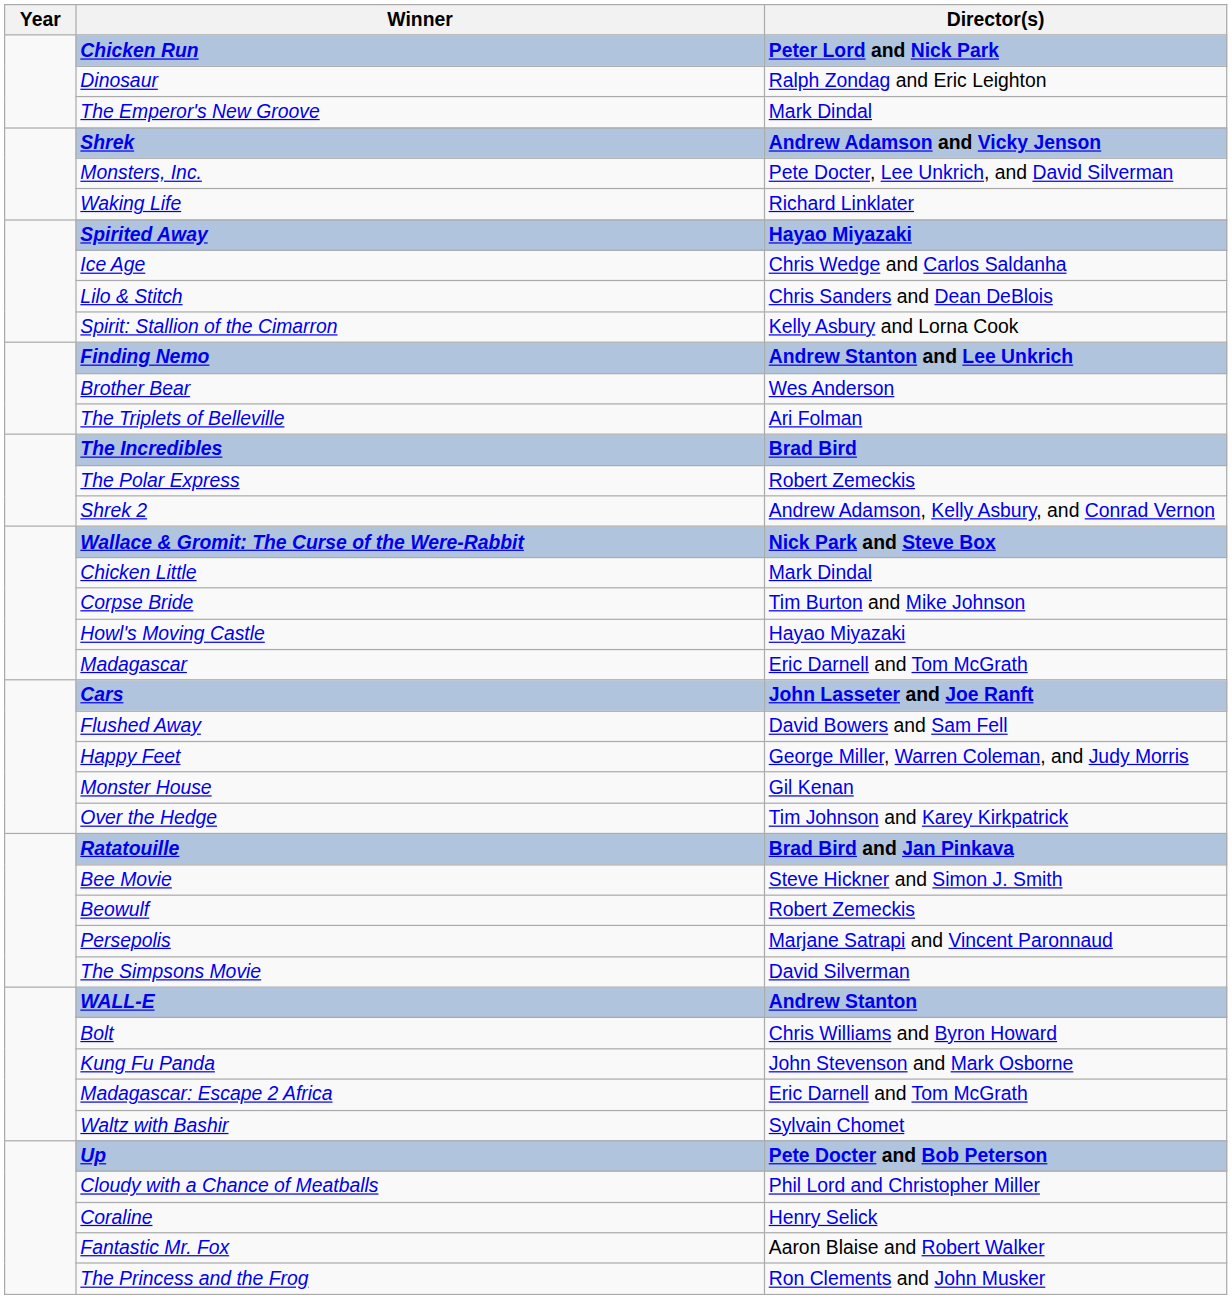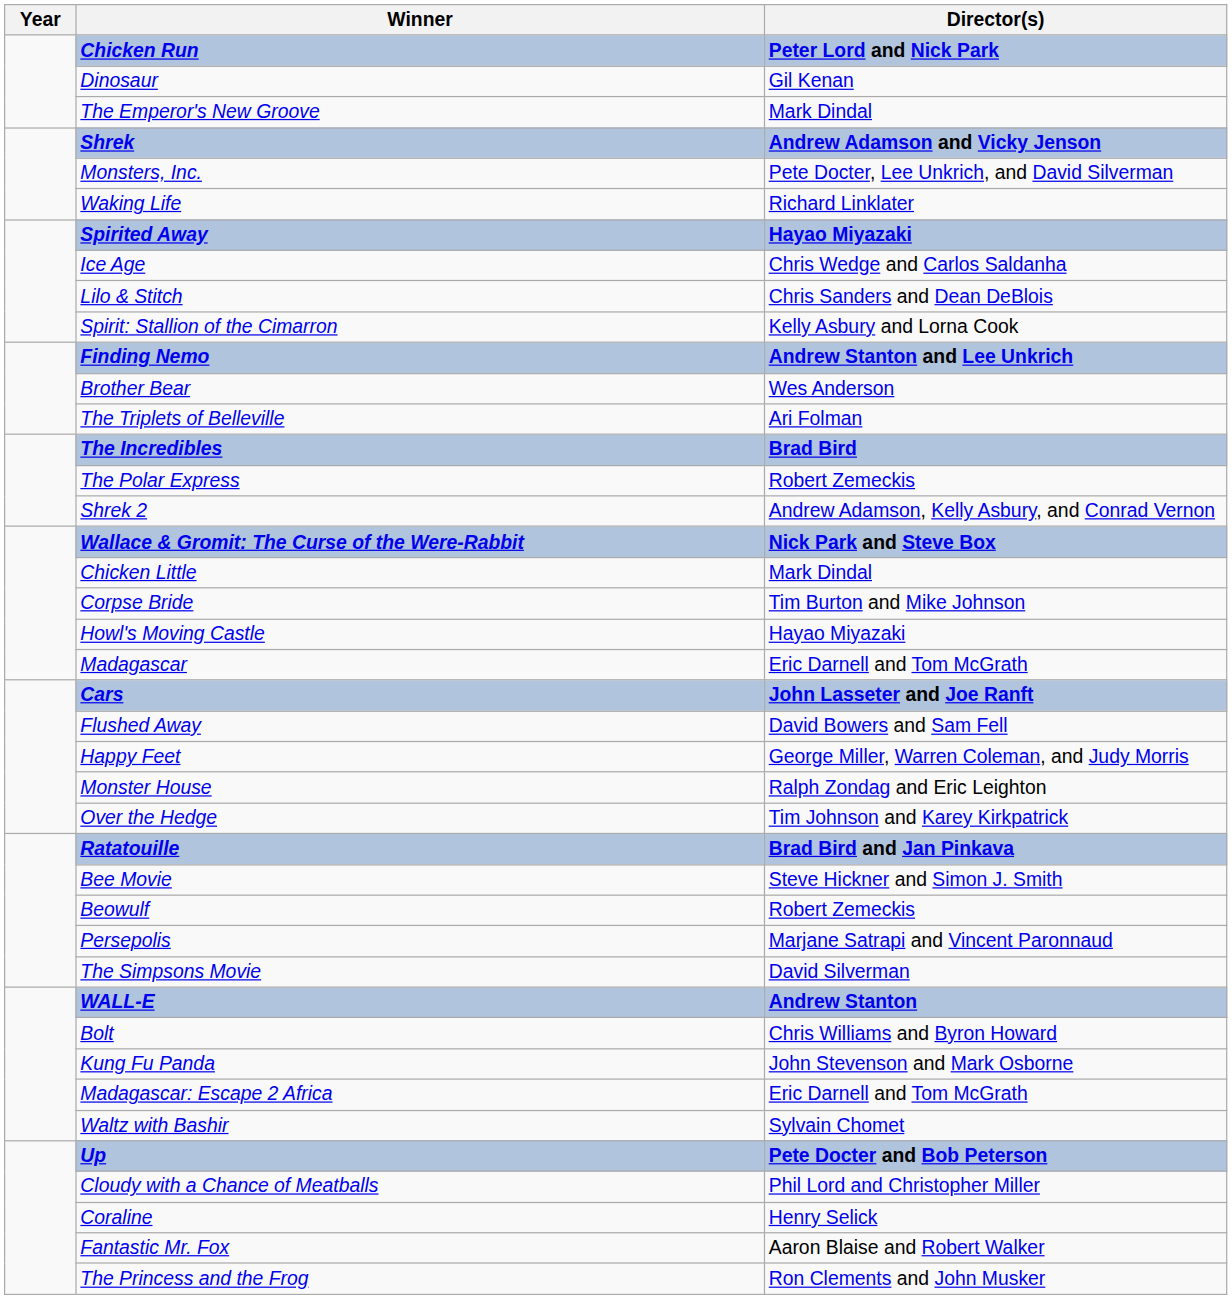(908, 81) Ralph Zondag and Eric Leighton -> (811, 81) Gil Kenan
(811, 787) Gil Kenan -> (908, 787) Ralph Zondag and Eric Leighton
